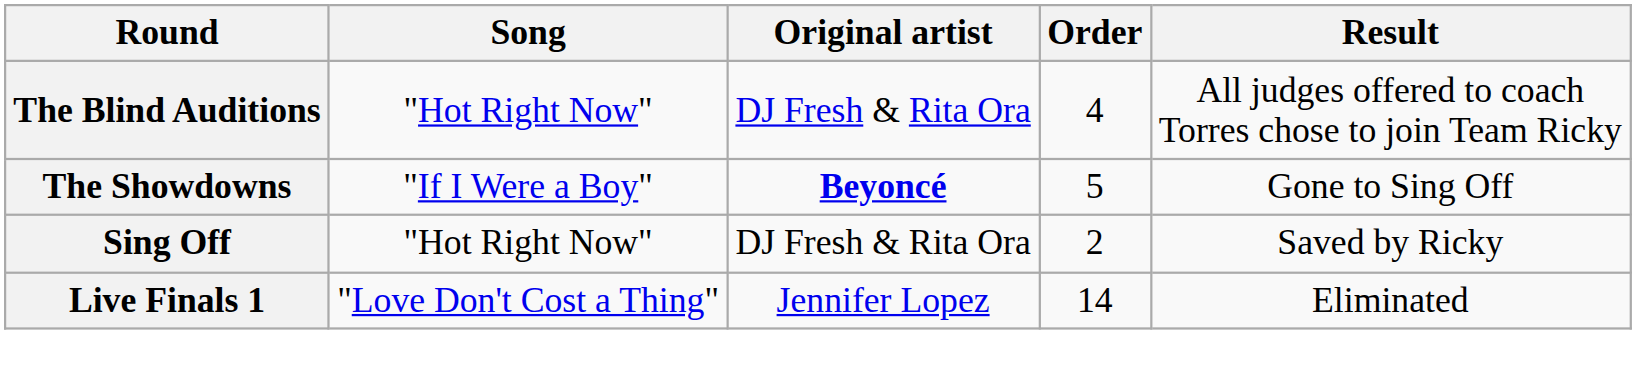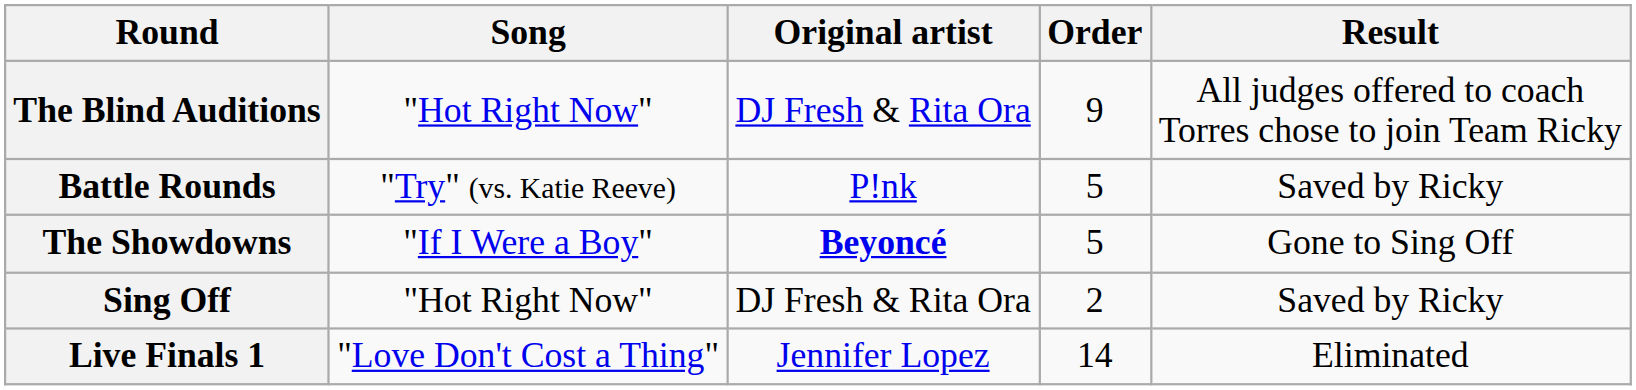(1095, 109) 4 -> (1095, 109) 9
+ row: (167, 186)
